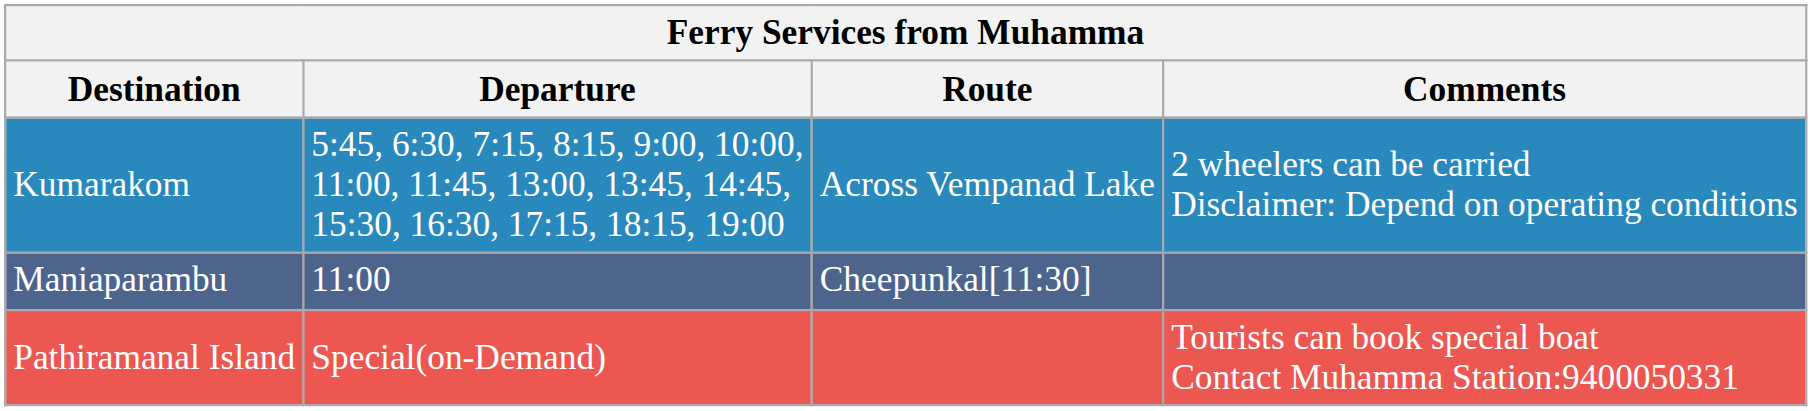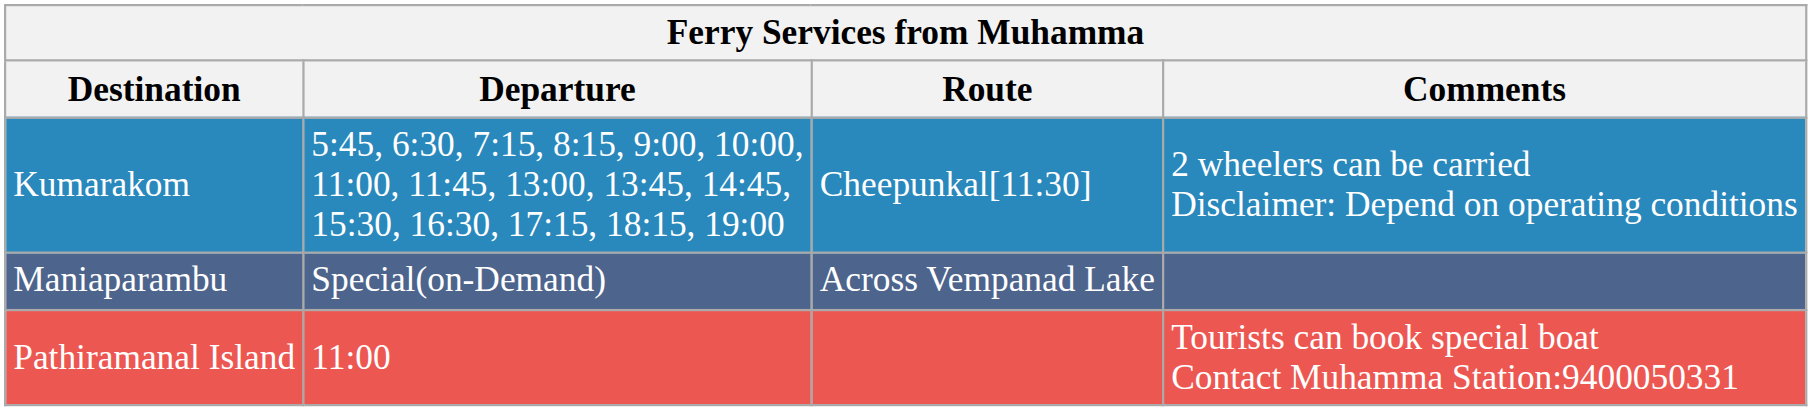(987, 184) Across Vempanad Lake -> (956, 184) Cheepunkal[11:30]
(351, 280) 11:00 -> (459, 280) Special(on-Demand)
(956, 280) Cheepunkal[11:30] -> (987, 280) Across Vempanad Lake
(459, 356) Special(on-Demand) -> (351, 356) 11:00
